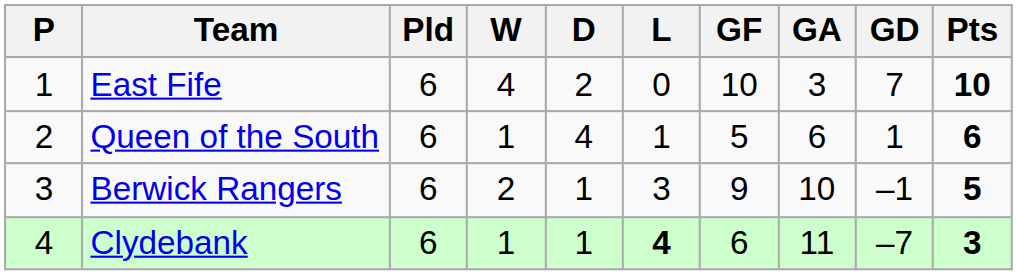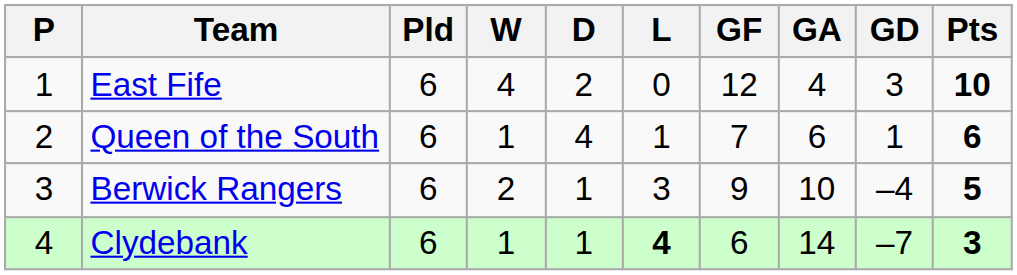(739, 83) 10 -> (739, 83) 12
(817, 83) 3 -> (817, 83) 4
(895, 83) 7 -> (895, 83) 3
(739, 136) 5 -> (739, 136) 7
(895, 189) –1 -> (895, 189) –4
(817, 242) 11 -> (817, 242) 14
